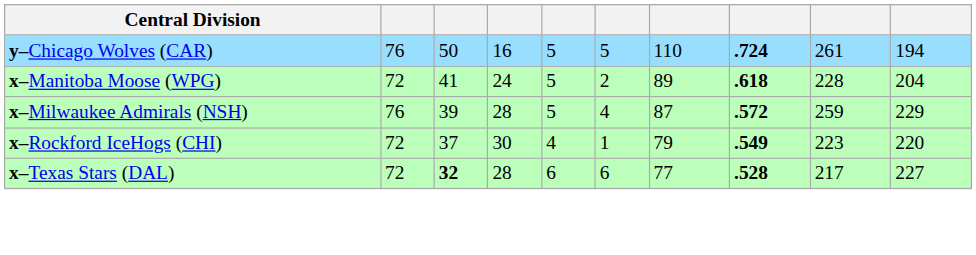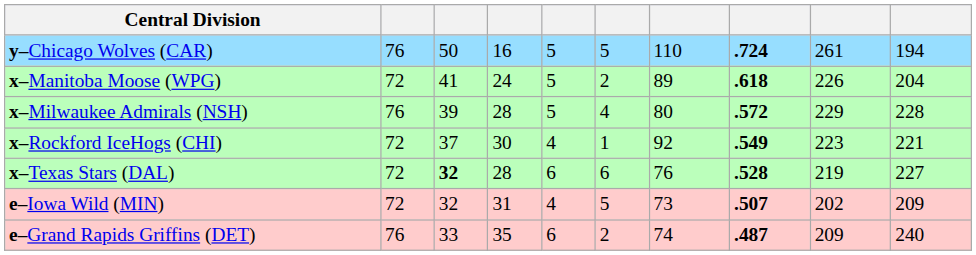(829, 81) 228 -> (829, 81) 226
(663, 111) 87 -> (663, 111) 80
(829, 111) 259 -> (829, 111) 229
(910, 111) 229 -> (910, 111) 228
(663, 142) 79 -> (663, 142) 92
(910, 142) 220 -> (910, 142) 221
(663, 173) 77 -> (663, 173) 76
(829, 173) 217 -> (829, 173) 219
+ row: (86, 204)
+ row: (132, 234)
